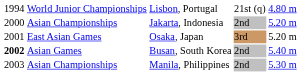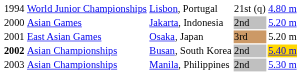(72, 22) Asian Championships -> (54, 22) Asian Games
(54, 51) Asian Games -> (72, 51) Asian Championships
(282, 51) no background -> (282, 51) gold background
